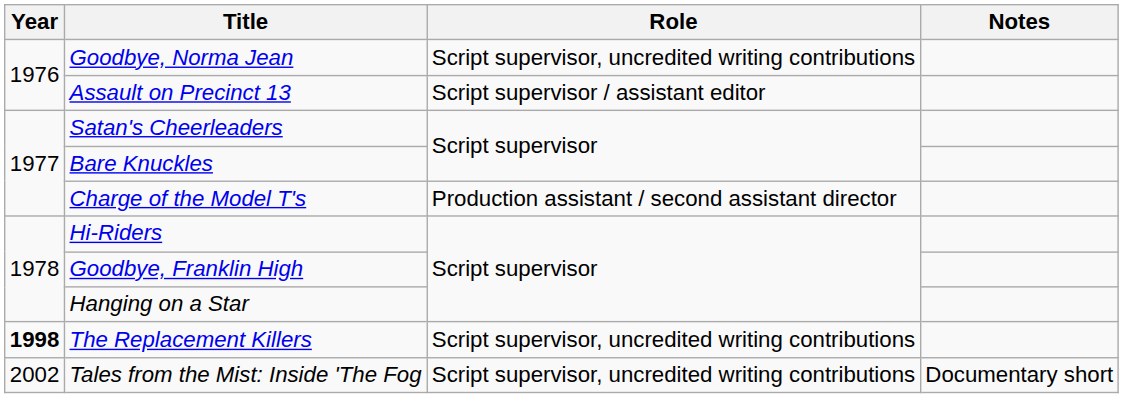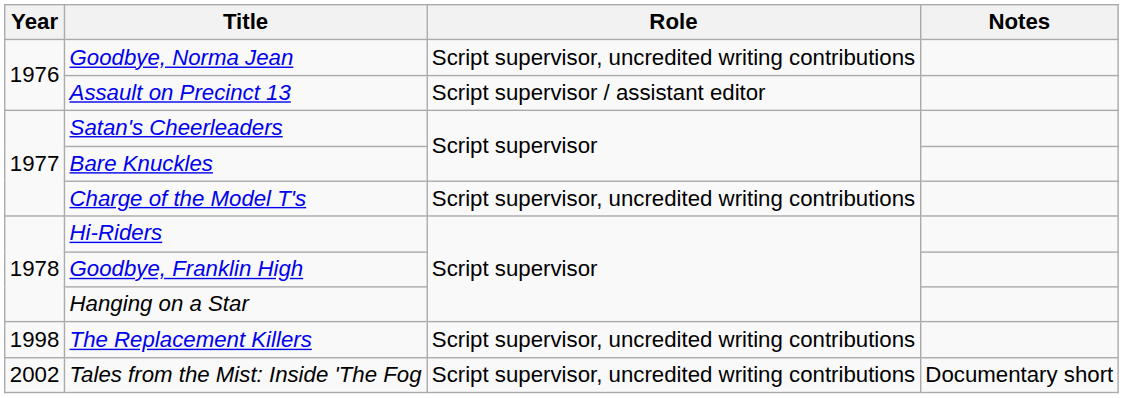(664, 198) Production assistant / second assistant director -> (673, 198) Script supervisor, uncredited writing contributions
(35, 339) bold -> (35, 339) normal
